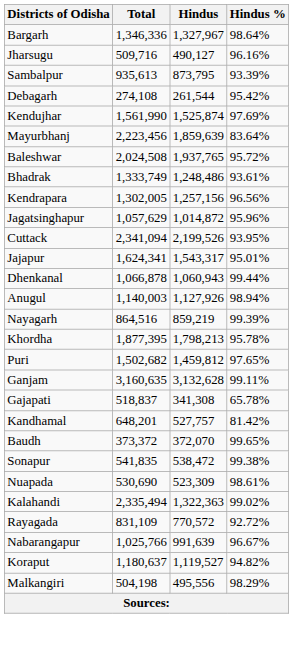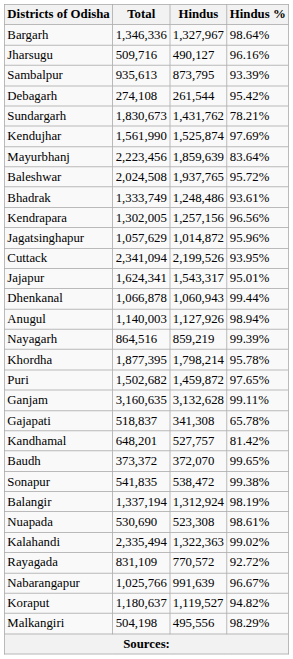+ row: (37, 116)
(198, 339) 1,798,213 -> (198, 359) 1,798,214
(198, 359) 1,459,812 -> (198, 380) 1,459,872
+ row: (29, 501)
(194, 481) 523,309 -> (194, 522) 523,308
